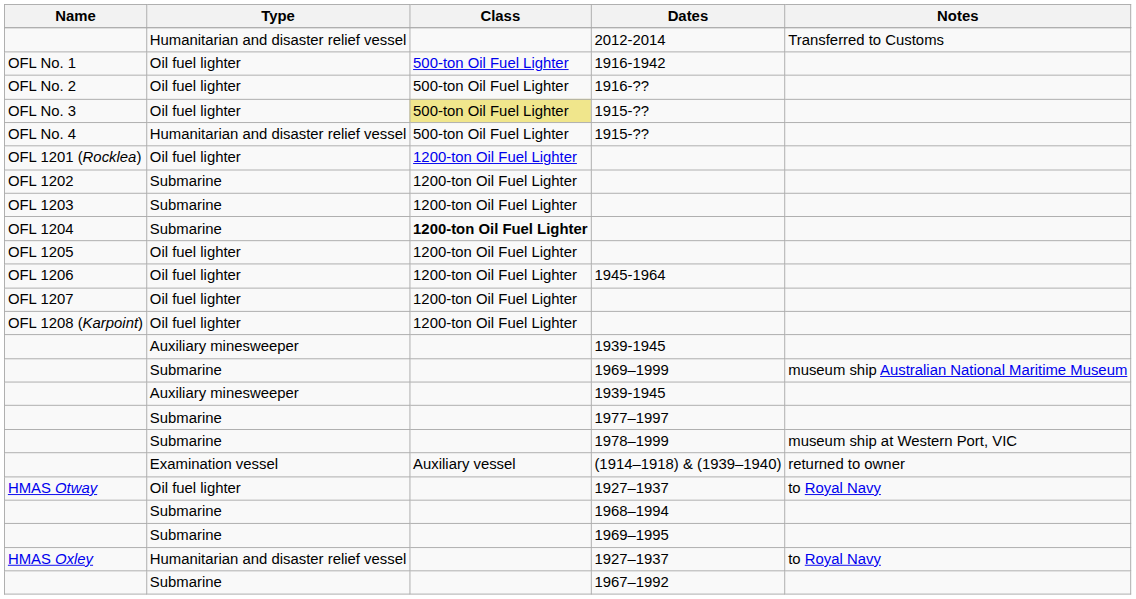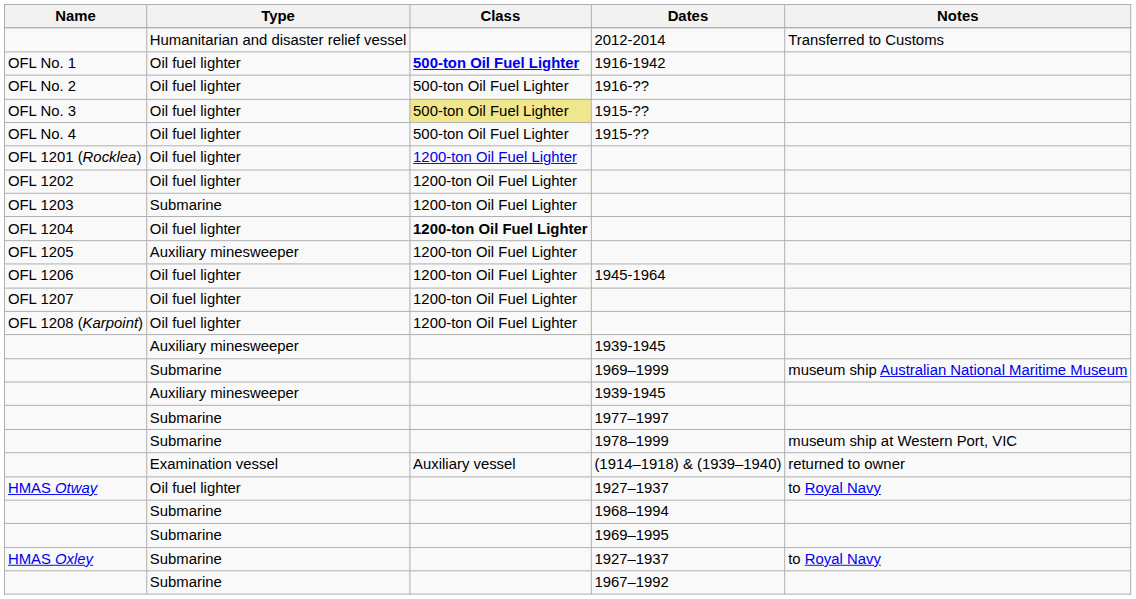(491, 63) normal -> (496, 63) bold
(278, 134) Humanitarian and disaster relief vessel -> (195, 134) Oil fuel lighter
(186, 181) Submarine -> (195, 181) Oil fuel lighter
(186, 228) Submarine -> (195, 228) Oil fuel lighter
(195, 252) Oil fuel lighter -> (224, 252) Auxiliary minesweeper
(278, 559) Humanitarian and disaster relief vessel -> (186, 559) Submarine
